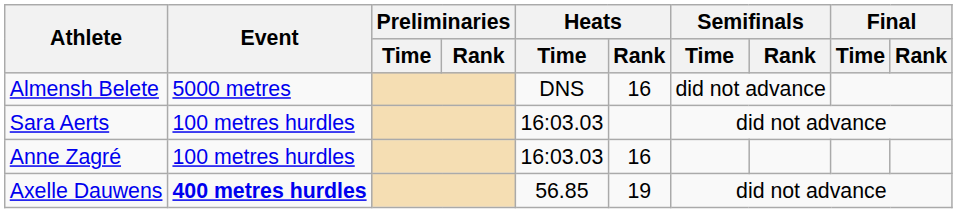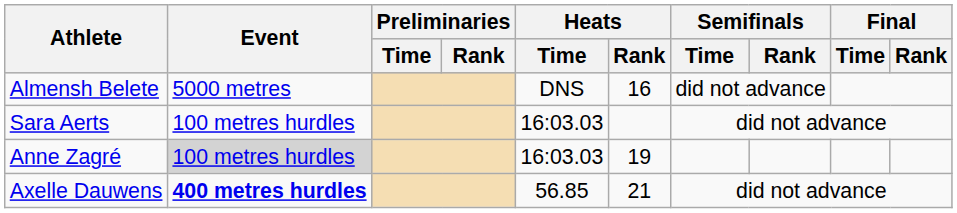(264, 157) no background -> (264, 157) lightgrey background
(639, 157) 16 -> (639, 157) 19
(639, 190) 19 -> (639, 190) 21
